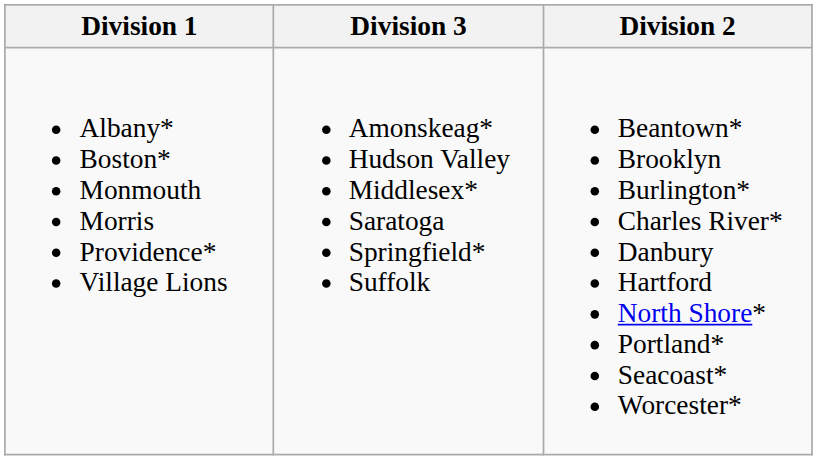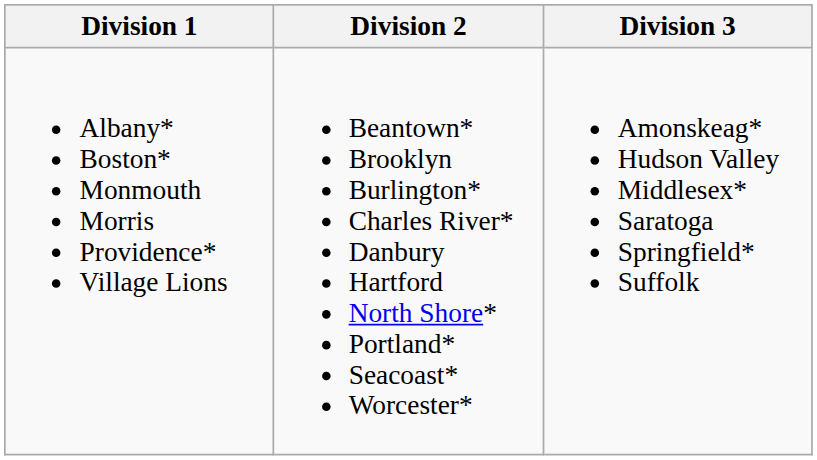columns swapped: (678, 26) <-> (409, 26)
